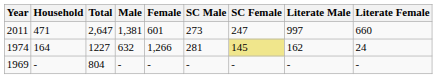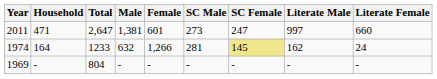(99, 47) 1227 -> (99, 47) 1233
